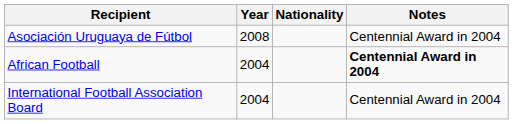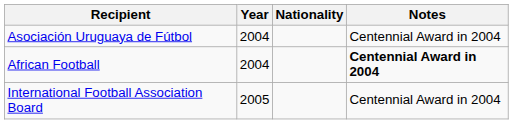(255, 36) 2008 -> (255, 36) 2004
(255, 100) 2004 -> (255, 100) 2005
